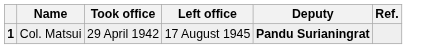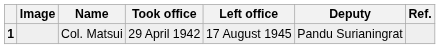+ column: (38, 14)
(313, 33) bold -> (350, 33) normal
